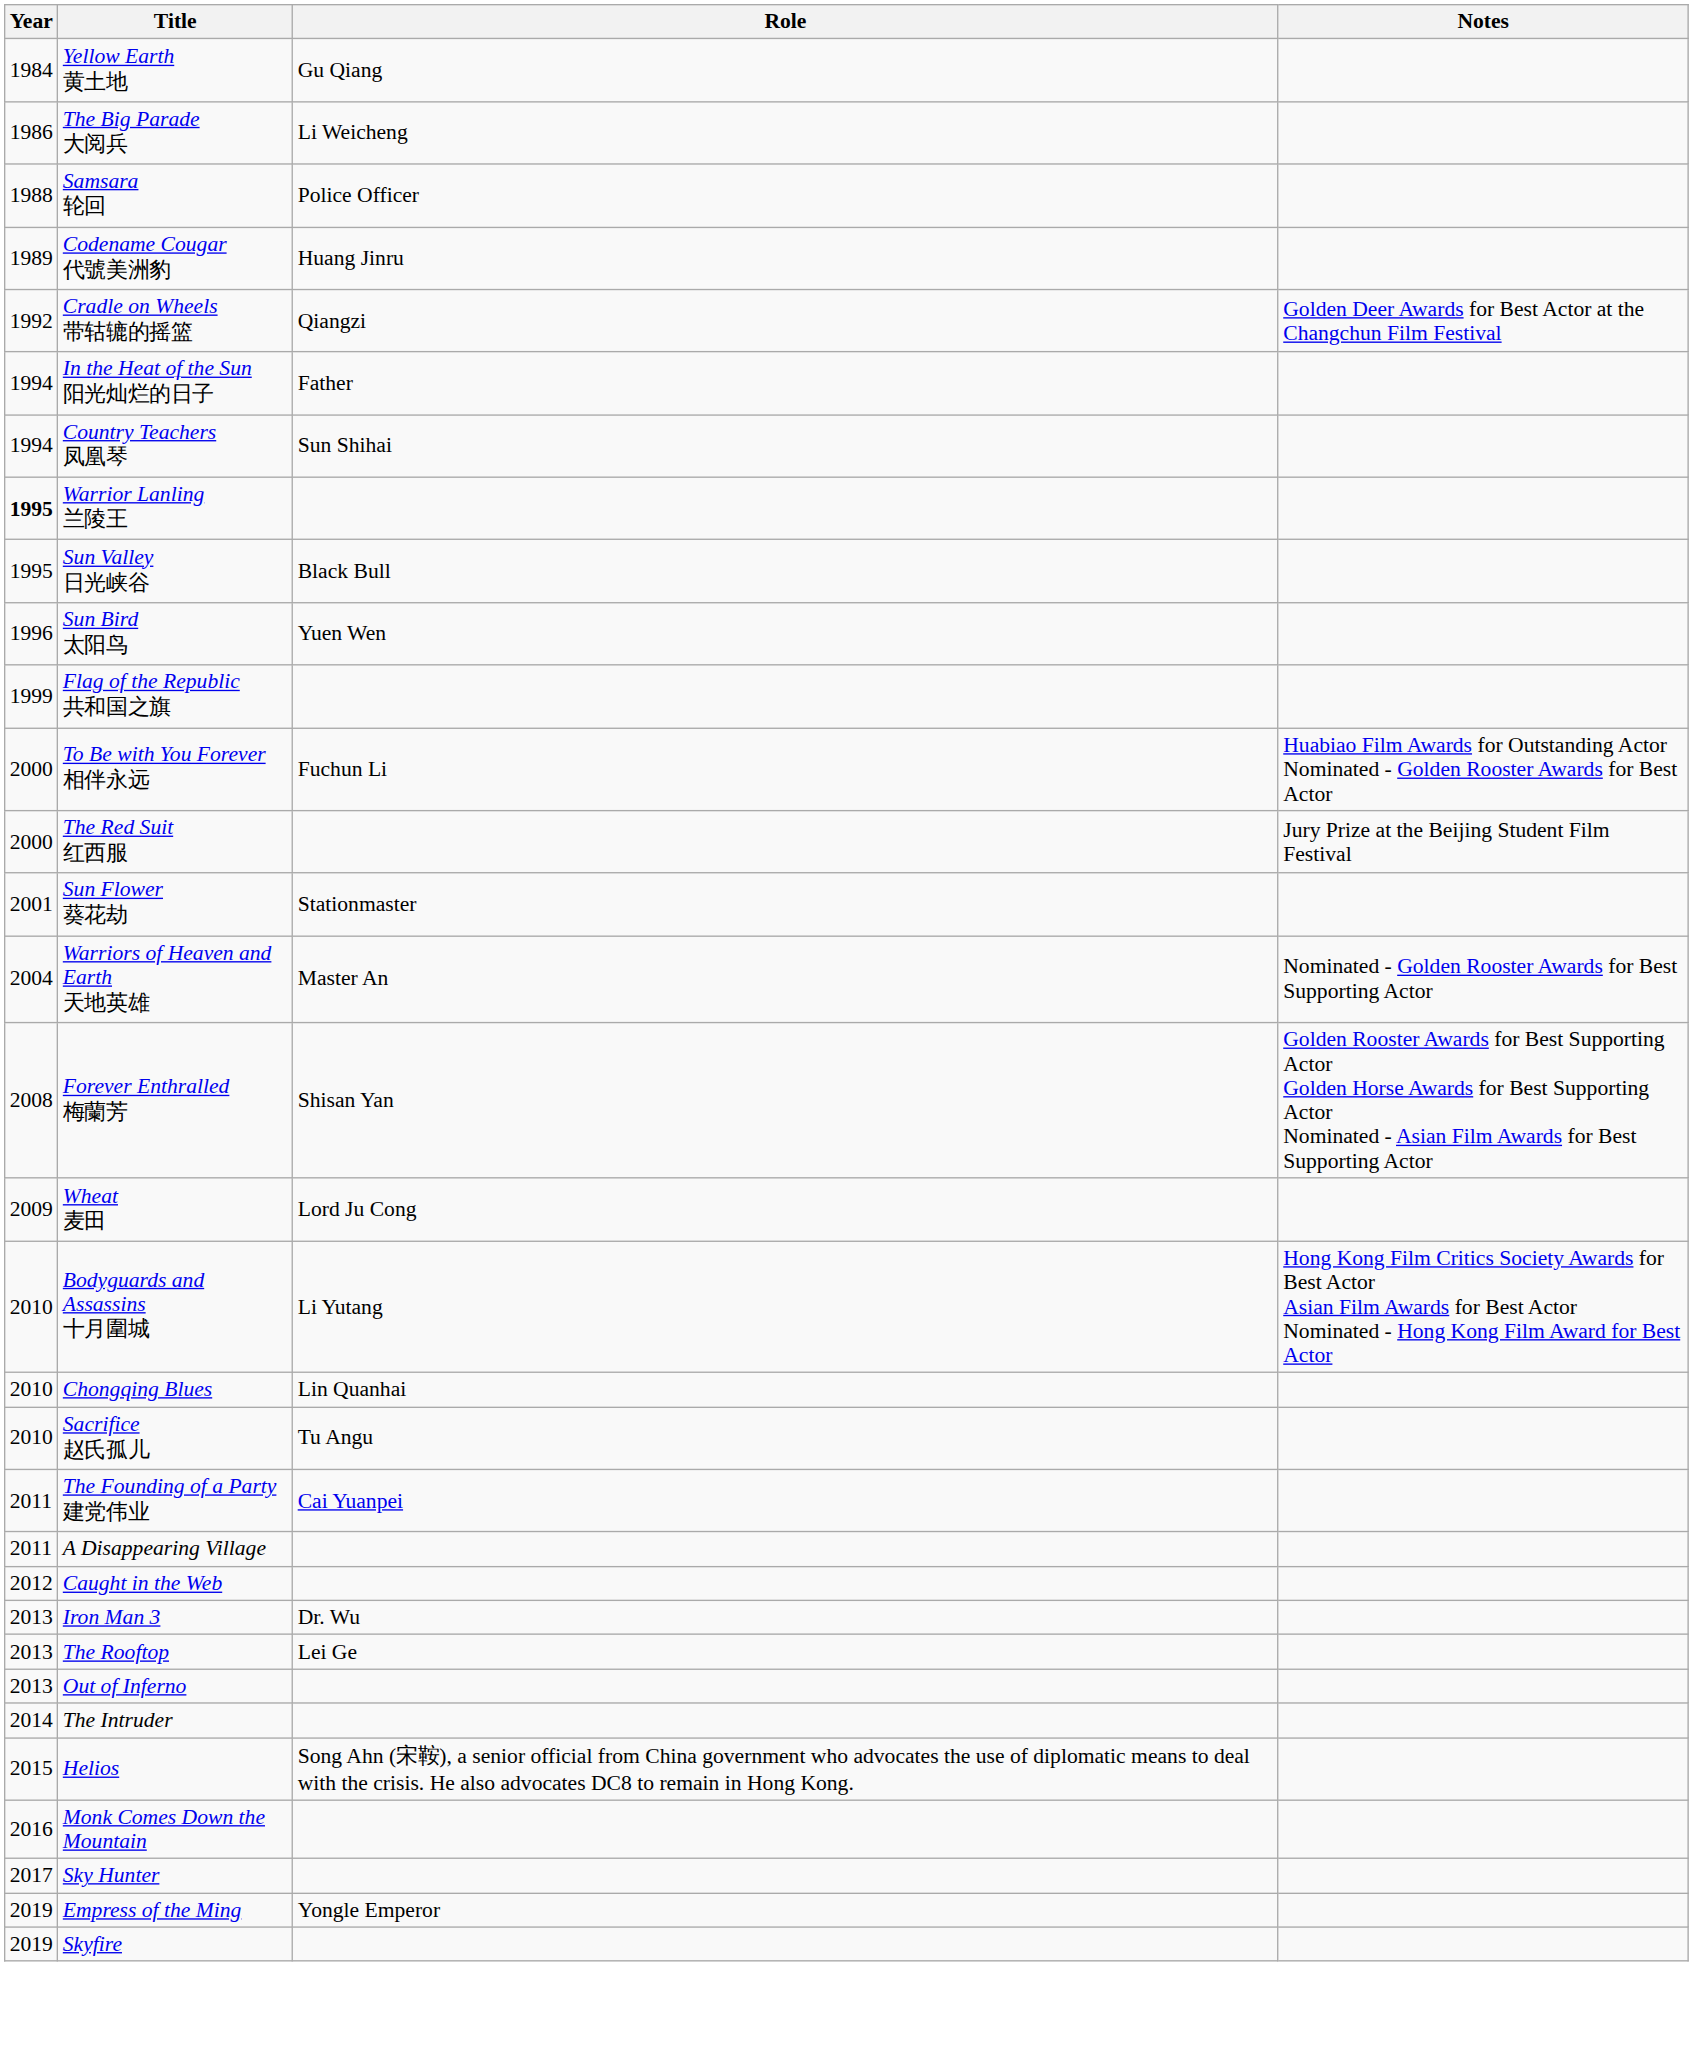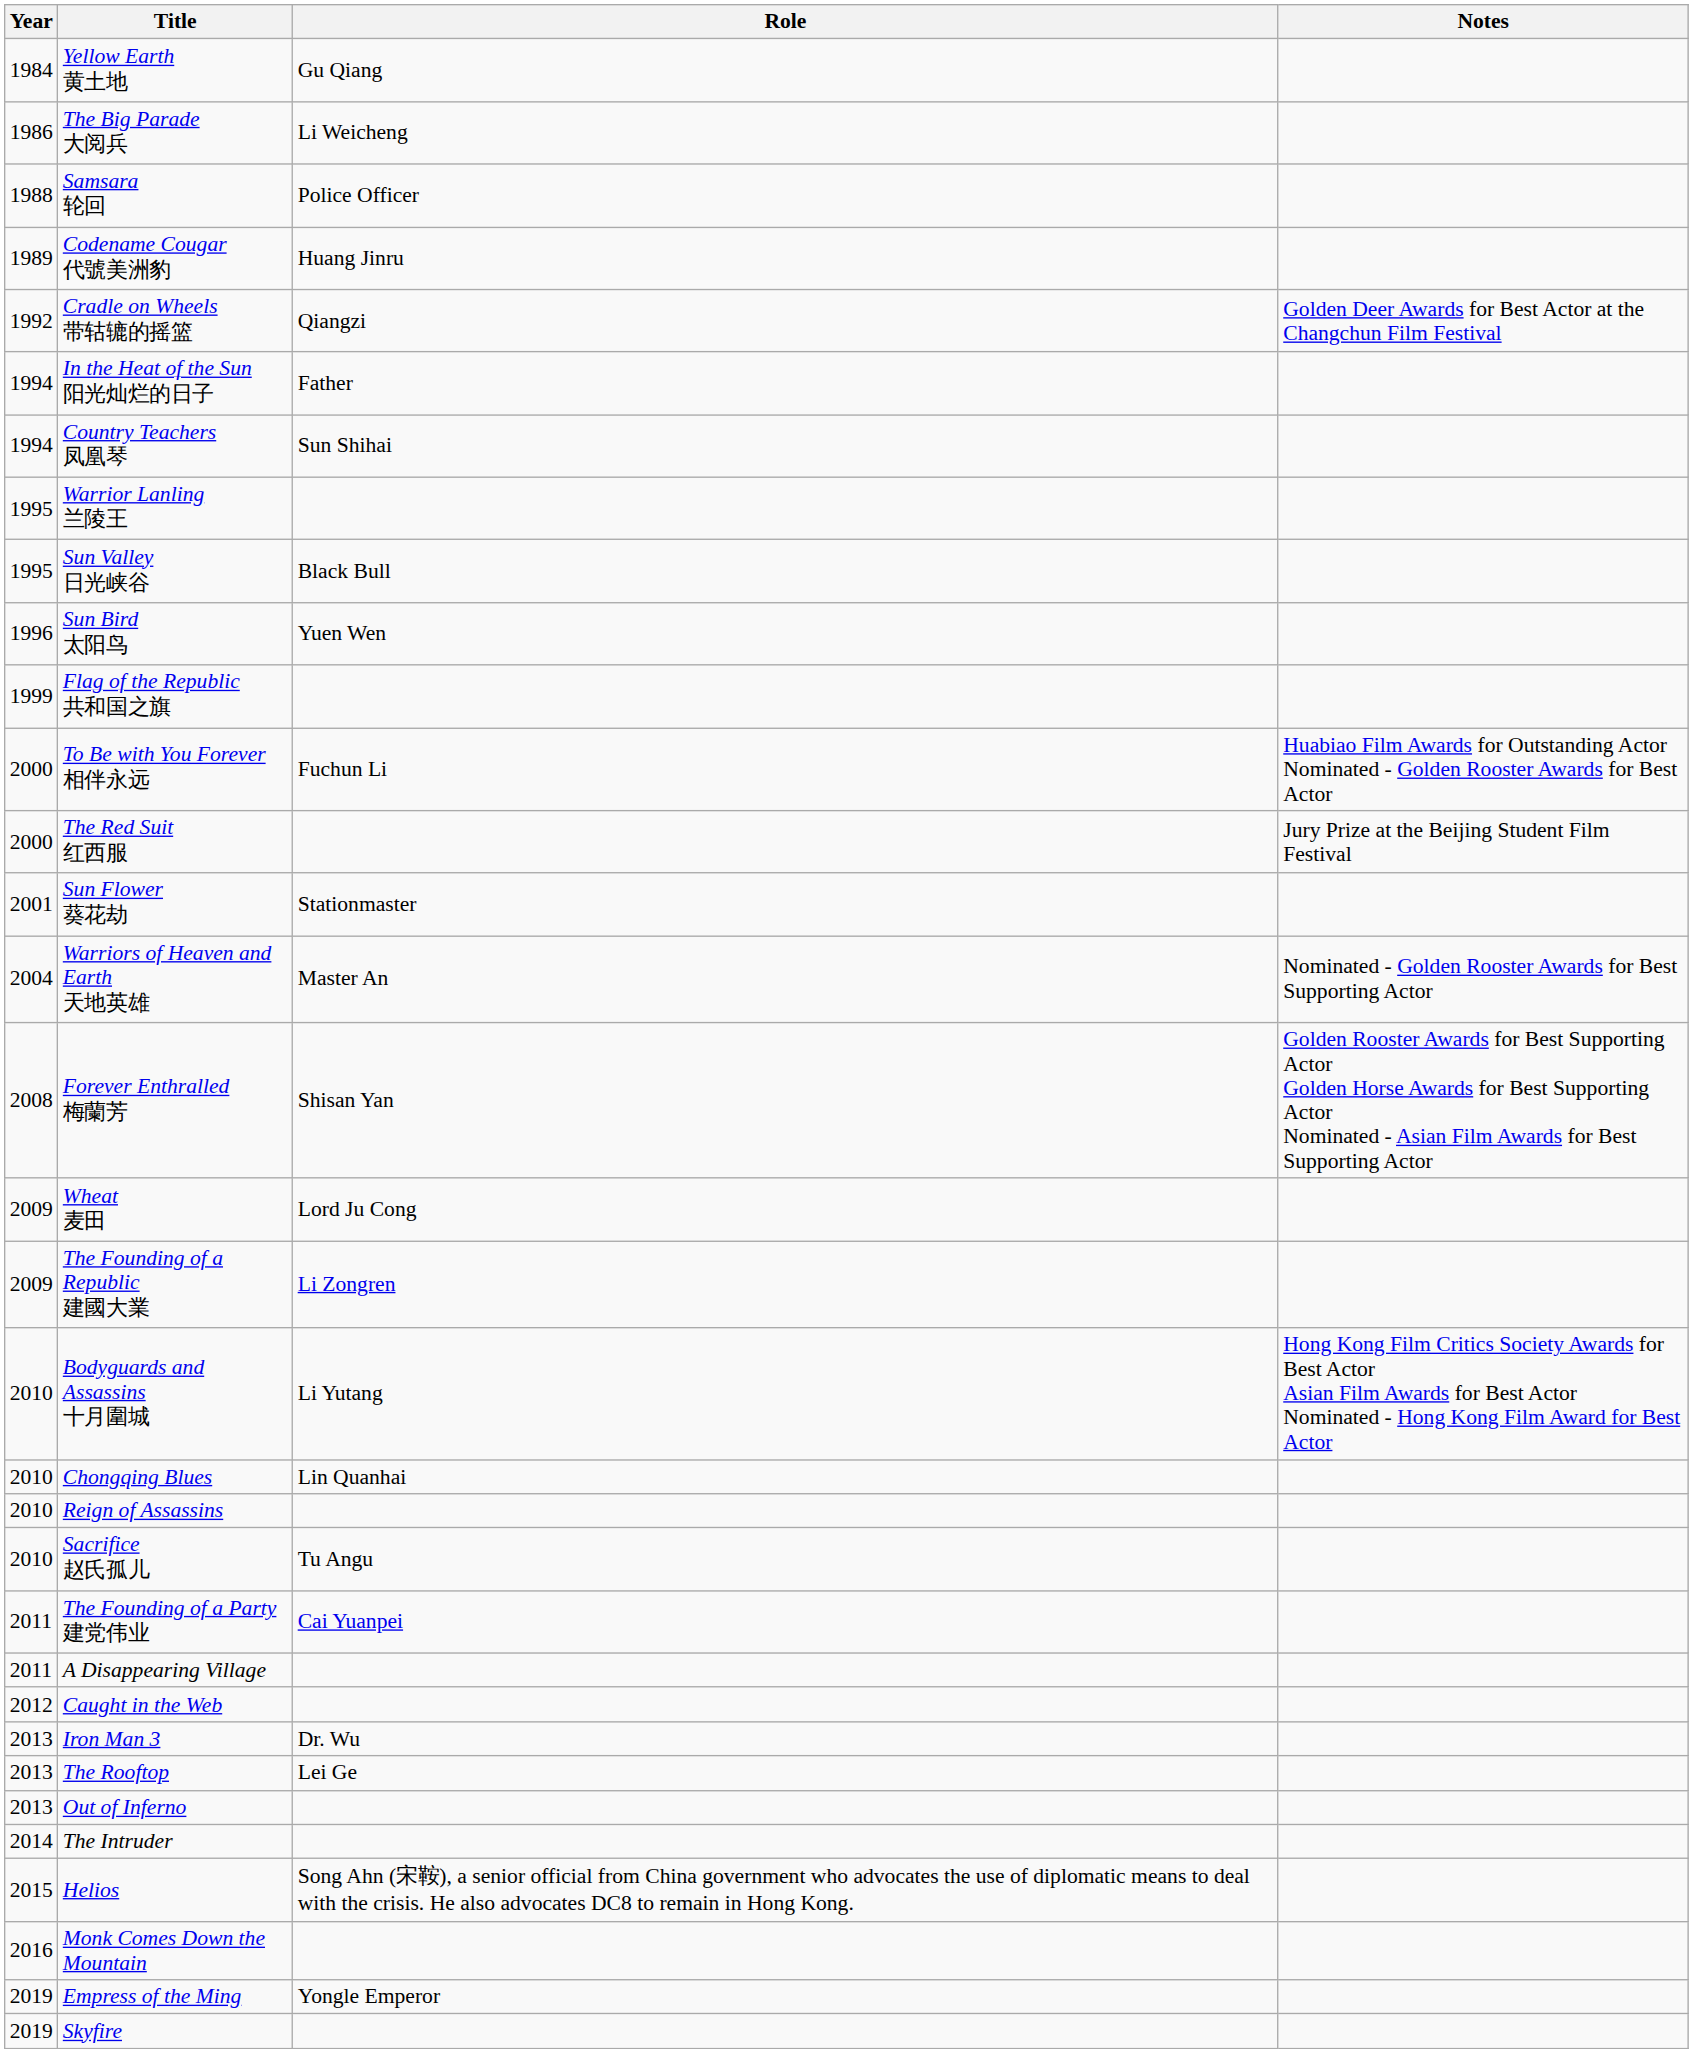(31, 508) bold -> (31, 508) normal
+ row: (143, 1282)
+ row: (143, 1510)
- row: (111, 1875)
